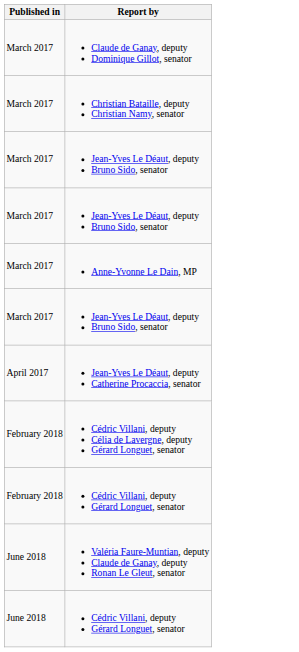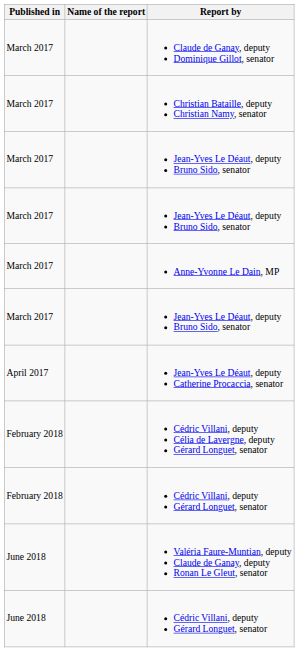+ column: (106, 12)
